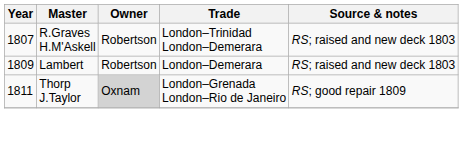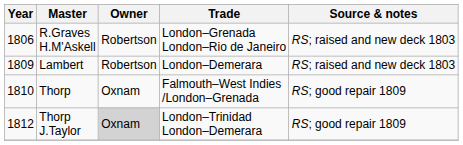(20, 39) 1807 -> (20, 39) 1806
(212, 39) London–Trinidad London–Demerara -> (224, 39) London–Grenada London–Rio de Janeiro
+ row: (55, 91)
(20, 91) 1811 -> (20, 123) 1812
(224, 91) London–Grenada London–Rio de Janeiro -> (212, 123) London–Trinidad London–Demerara
